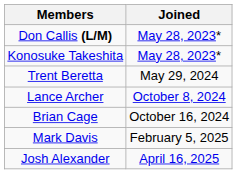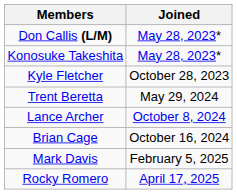+ row: (65, 76)
- row: (65, 158)
+ row: (65, 179)
